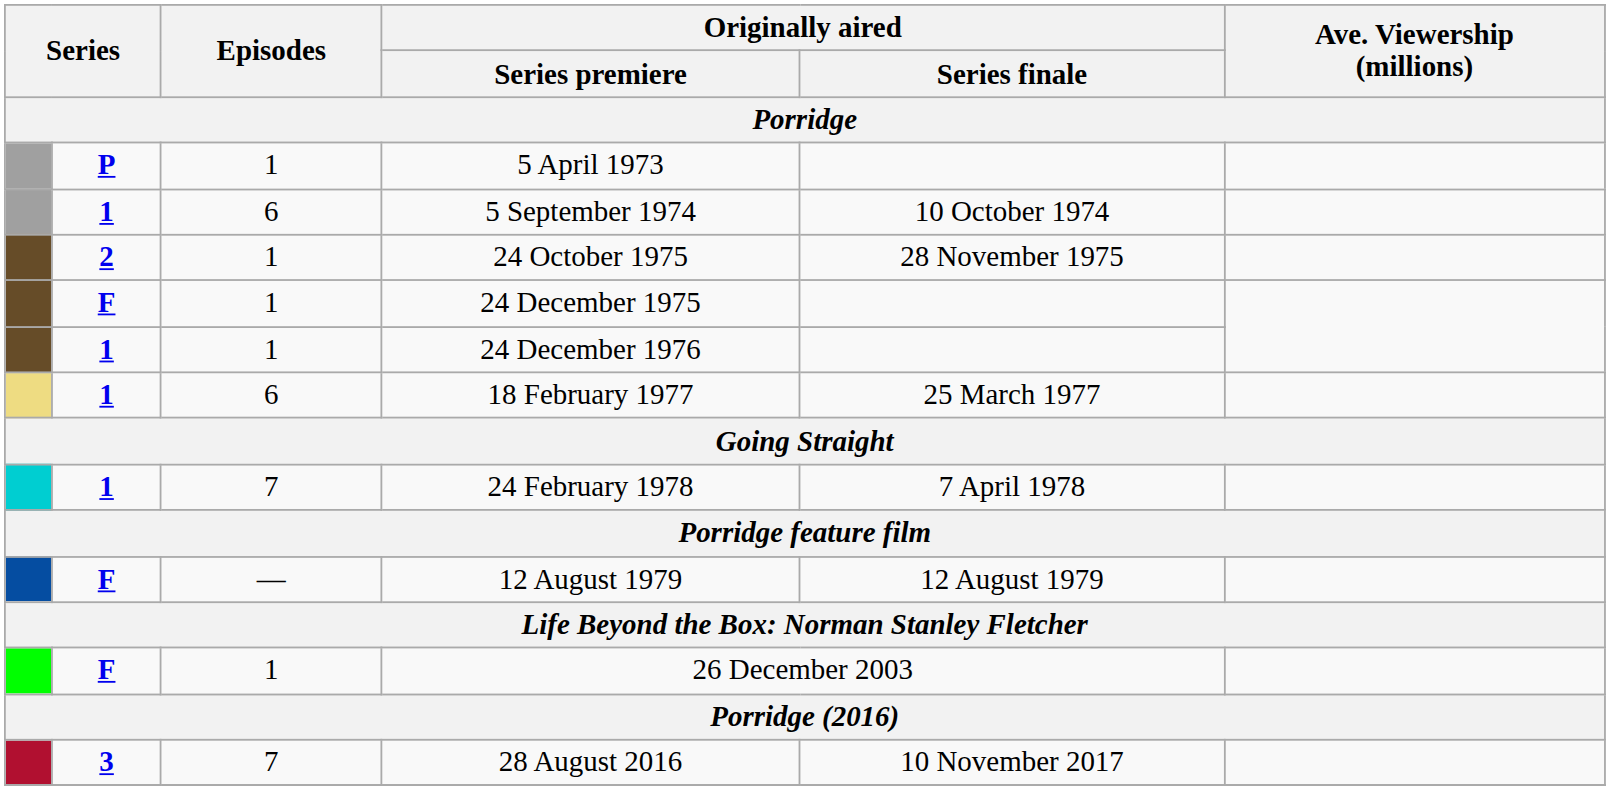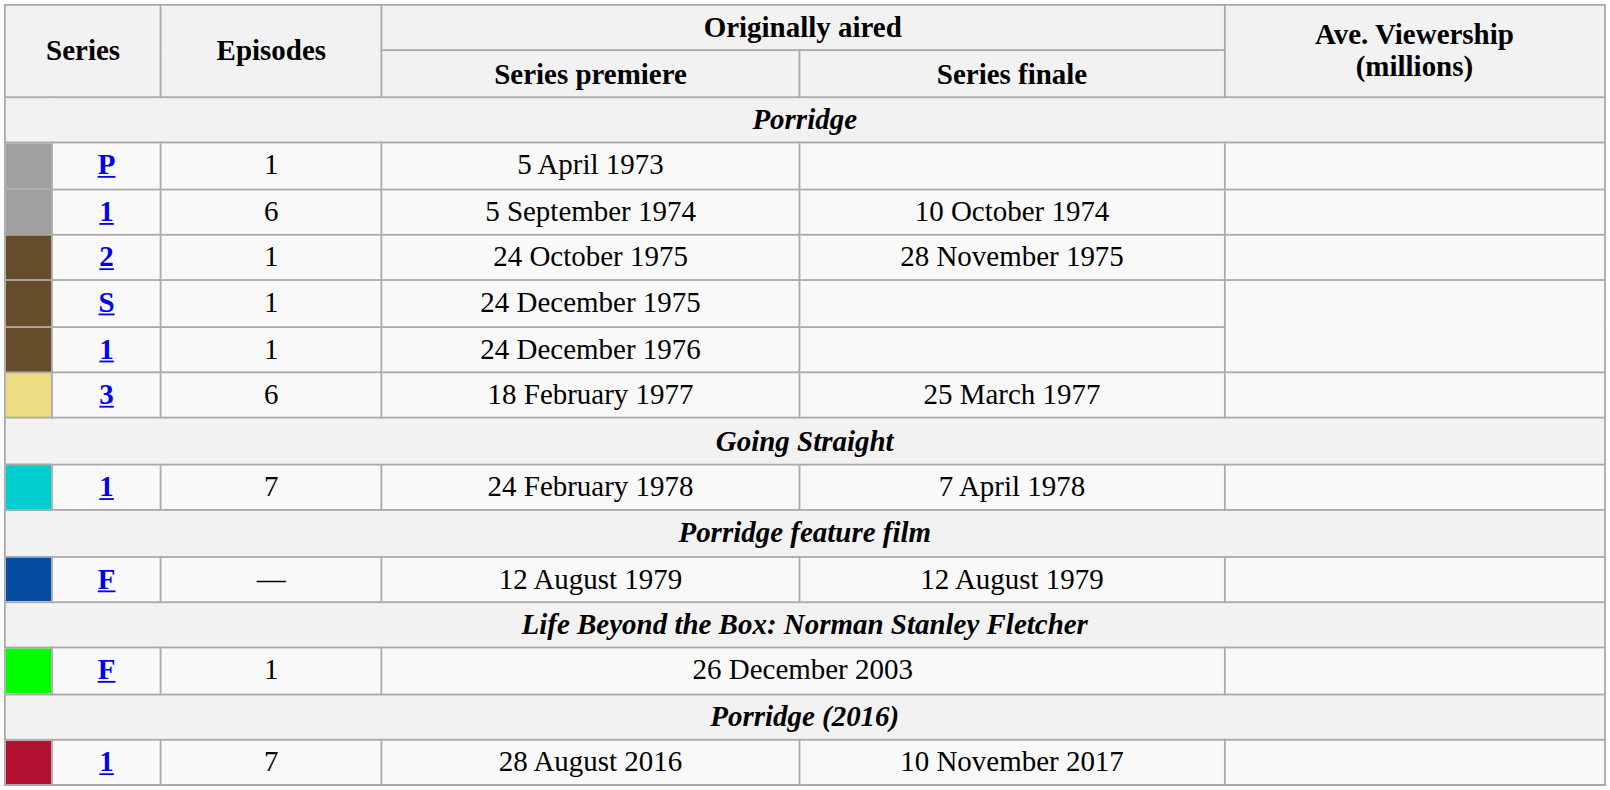(107, 303) F -> (107, 303) S
(107, 394) 1 -> (107, 394) 3
(107, 762) 3 -> (107, 762) 1
